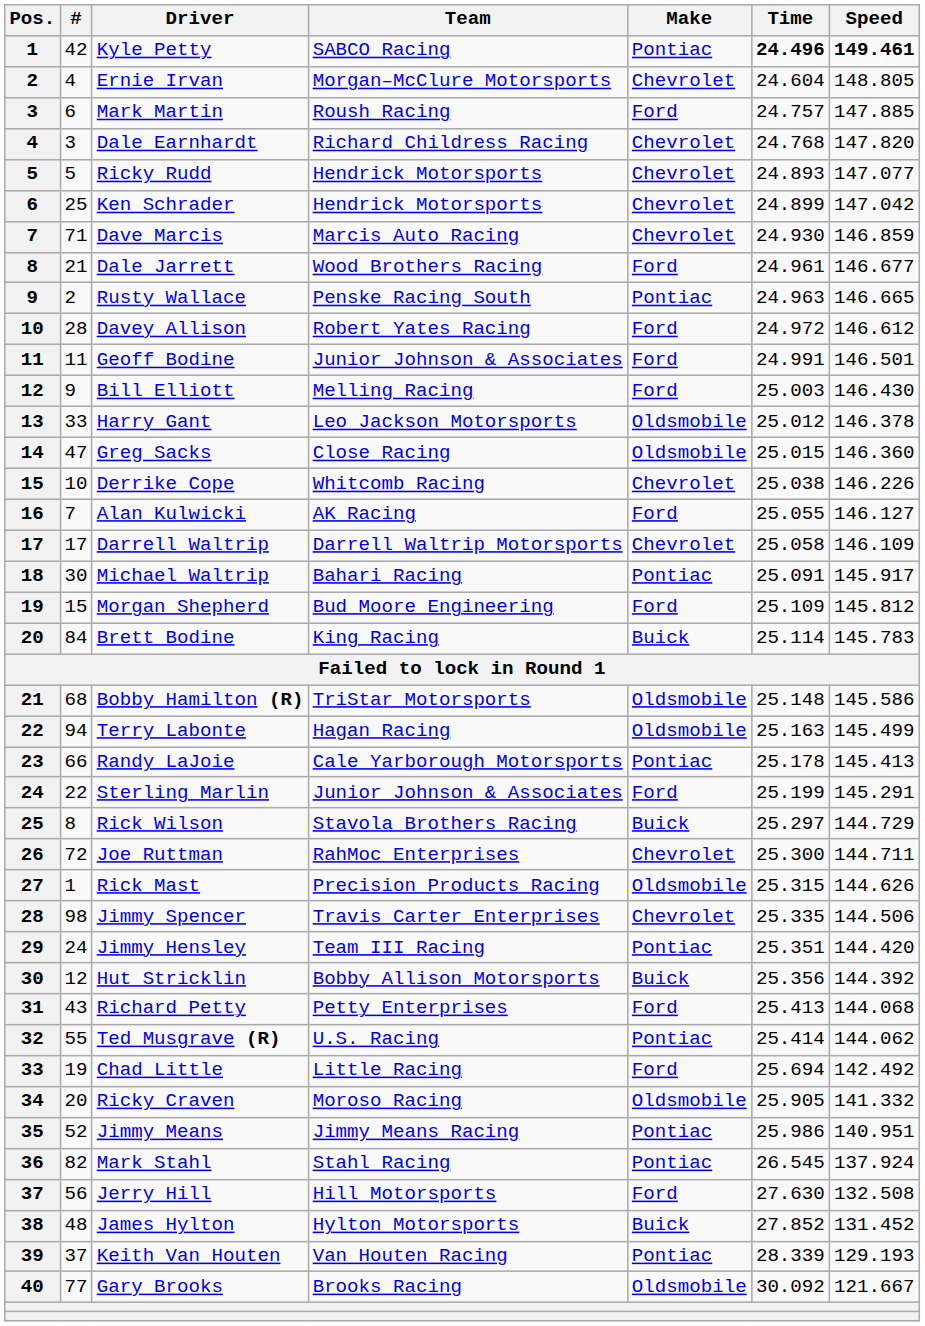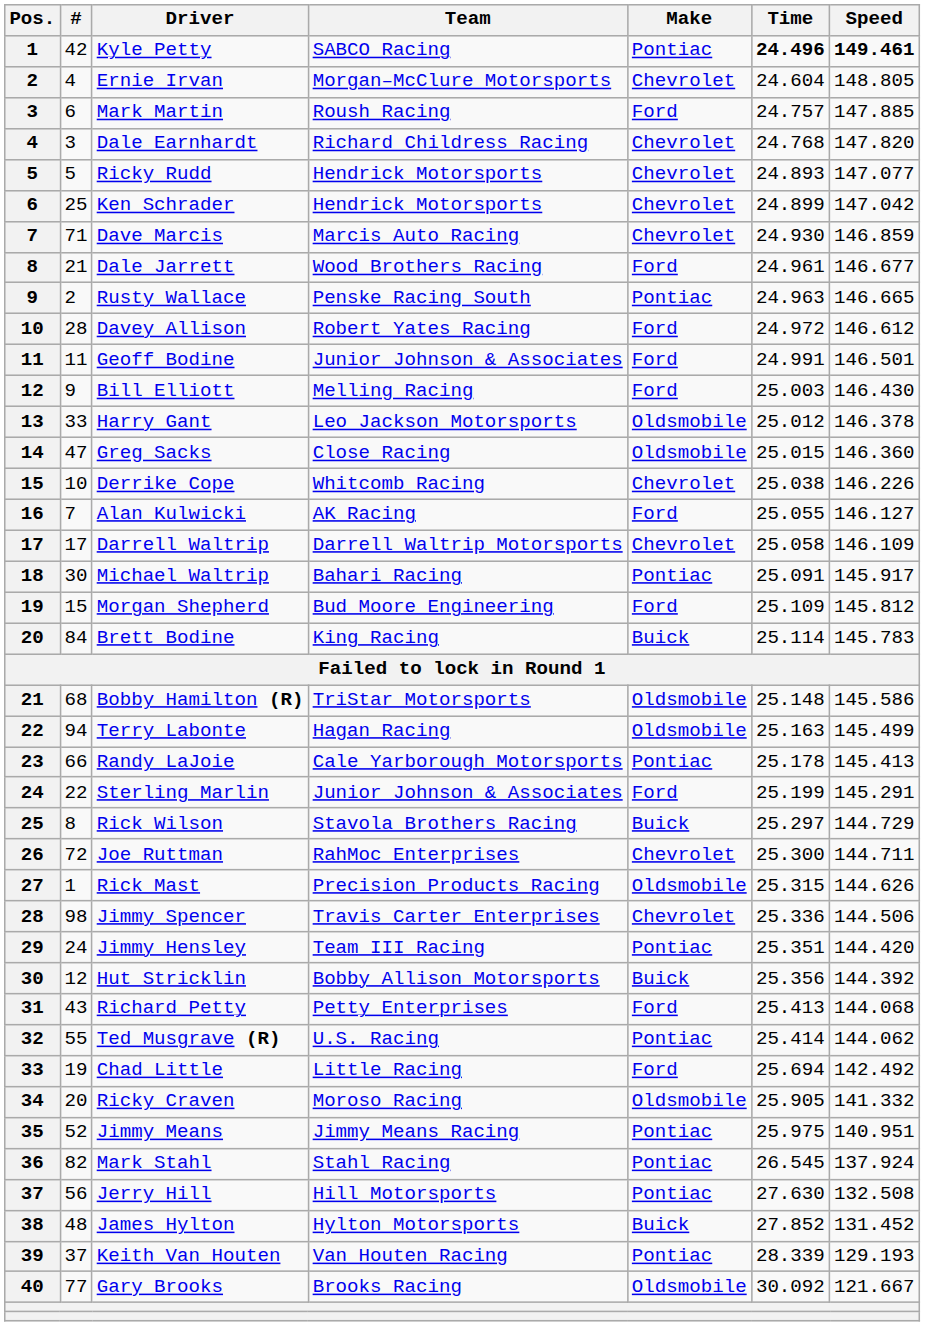(790, 917) 25.335 -> (790, 917) 25.336
(790, 1133) 25.986 -> (790, 1133) 25.975
(655, 1195) Ford -> (672, 1195) Pontiac
